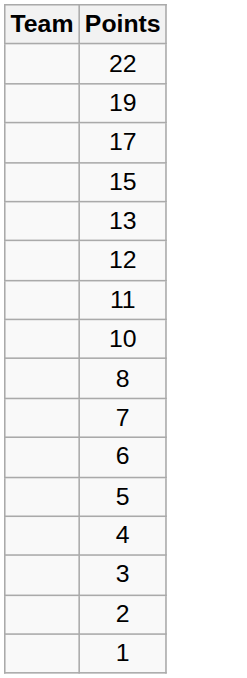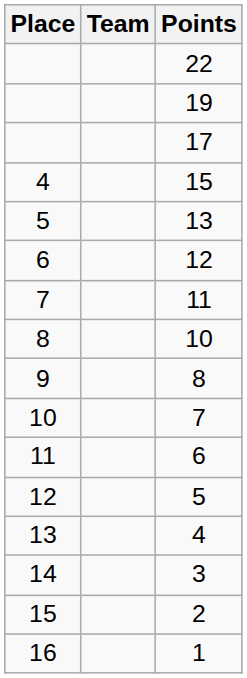+ column: (43, 24)
